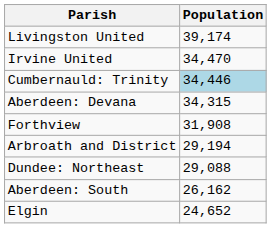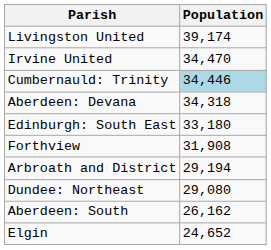(207, 103) 34,315 -> (207, 103) 34,318
+ row: (92, 125)
(207, 168) 29,088 -> (207, 190) 29,080
